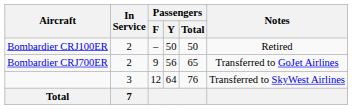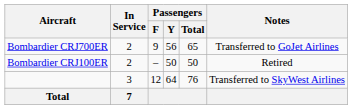rows swapped: (58, 46) <-> (58, 63)
